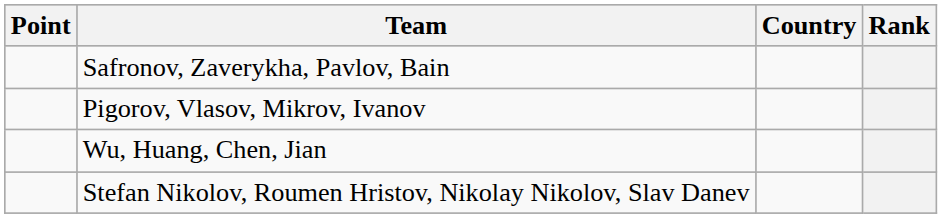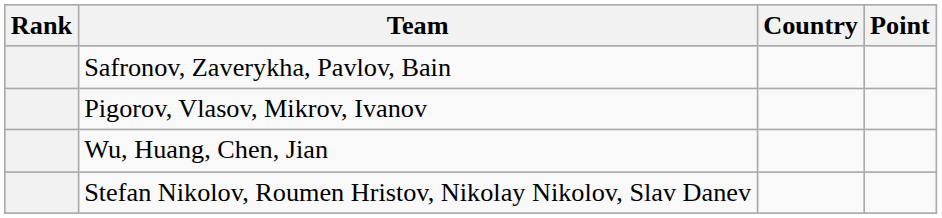columns swapped: (899, 25) <-> (41, 25)
